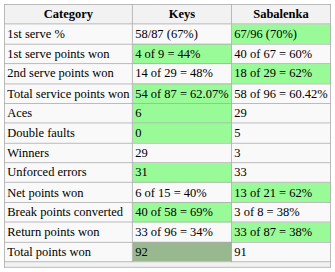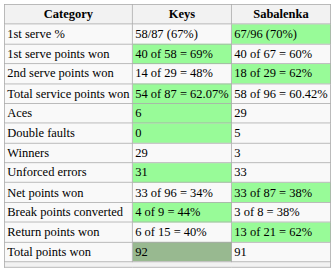(168, 53) 4 of 9 = 44% -> (174, 53) 40 of 58 = 69%
(171, 192) 6 of 15 = 40% -> (174, 192) 33 of 96 = 34%
(273, 192) 13 of 21 = 62% -> (273, 192) 33 of 87 = 38%
(174, 212) 40 of 58 = 69% -> (168, 212) 4 of 9 = 44%
(174, 232) 33 of 96 = 34% -> (171, 232) 6 of 15 = 40%
(273, 232) 33 of 87 = 38% -> (273, 232) 13 of 21 = 62%
